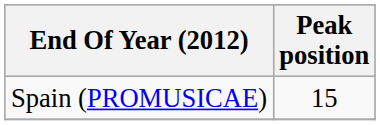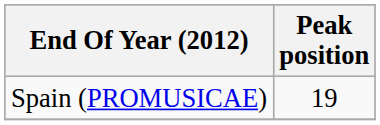(324, 97) 15 -> (324, 97) 19
